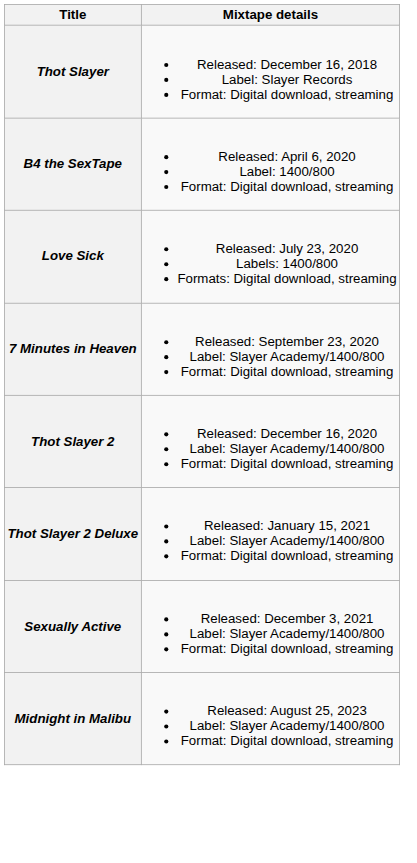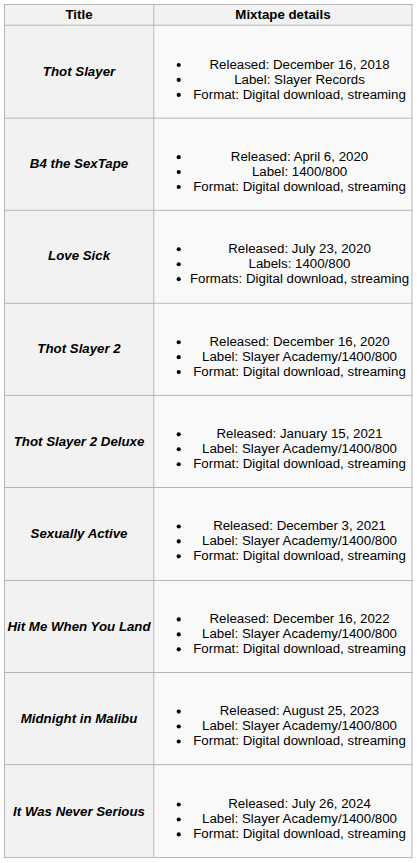- row: (73, 349)
+ row: (79, 626)
+ row: (79, 811)
